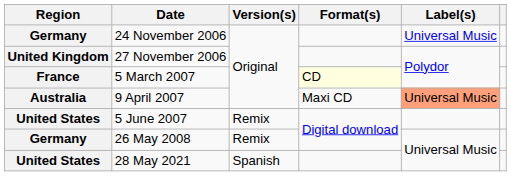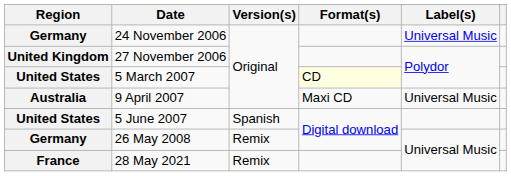(58, 77) France -> (58, 77) United States
(451, 98) lightsalmon background -> (451, 98) no background
(251, 118) Remix -> (256, 118) Spanish
(58, 160) United States -> (58, 160) France
(256, 160) Spanish -> (251, 160) Remix
